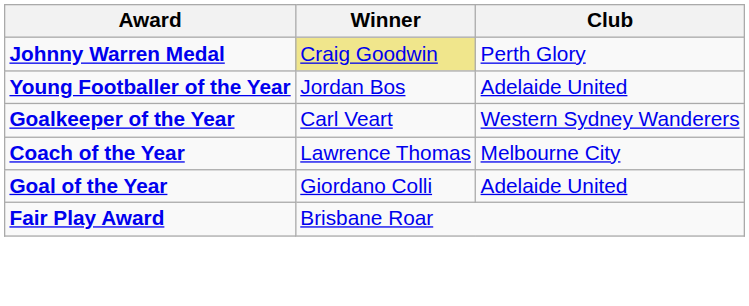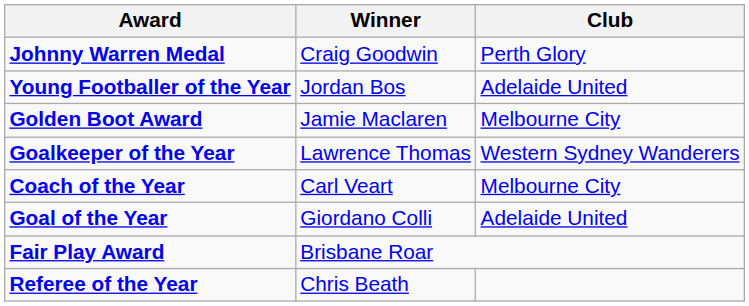(369, 53) khaki background -> (369, 53) no background
+ row: (106, 119)
(346, 119) Carl Veart -> (386, 152) Lawrence Thomas
(386, 152) Lawrence Thomas -> (346, 185) Carl Veart
+ row: (103, 284)
